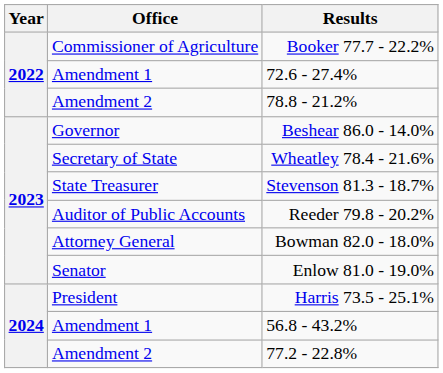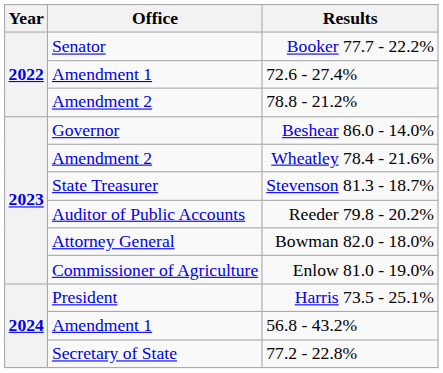(155, 46) Commissioner of Agriculture -> (79, 46) Senator
(114, 158) Secretary of State -> (102, 158) Amendment 2
(79, 269) Senator -> (155, 269) Commissioner of Agriculture
(102, 353) Amendment 2 -> (114, 353) Secretary of State
